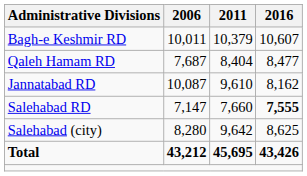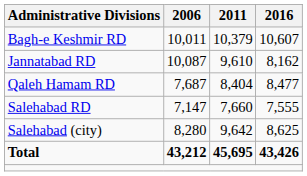rows swapped: (52, 84) <-> (61, 61)
(283, 107) bold -> (283, 107) normal
